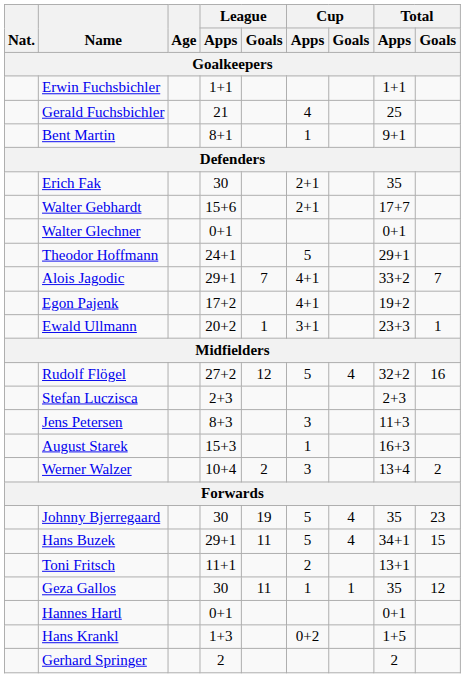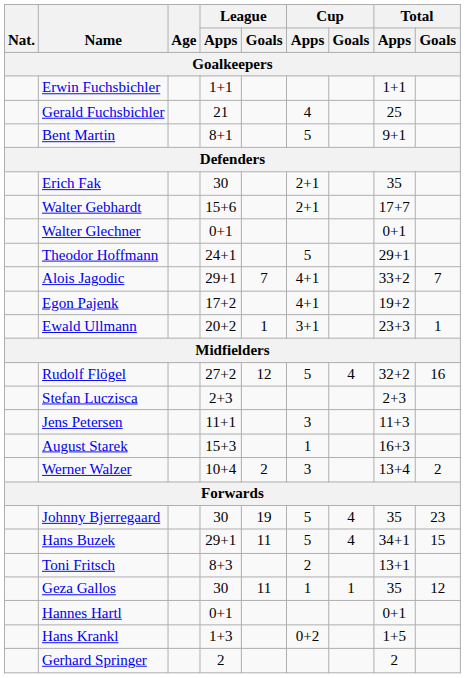(308, 135) 1 -> (308, 135) 5
(221, 421) 8+3 -> (221, 421) 11+1
(221, 565) 11+1 -> (221, 565) 8+3
